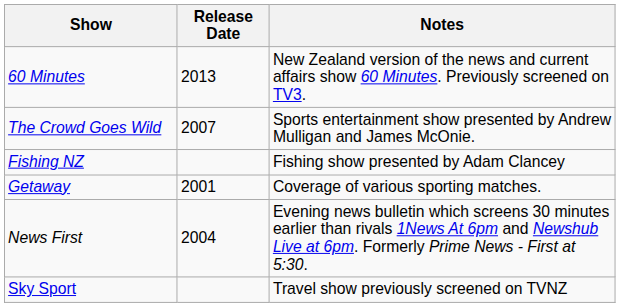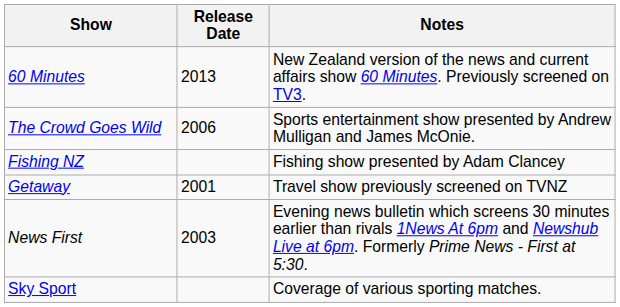(198, 128) 2007 -> (198, 128) 2006
(407, 186) Coverage of various sporting matches. -> (420, 186) Travel show previously screened on TVNZ
(198, 238) 2004 -> (198, 238) 2003
(420, 289) Travel show previously screened on TVNZ -> (407, 289) Coverage of various sporting matches.
